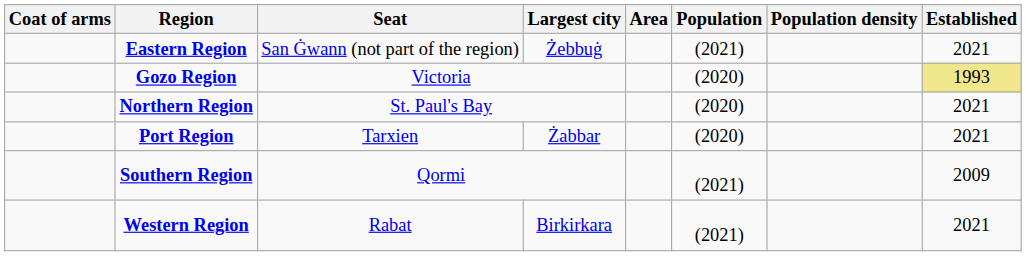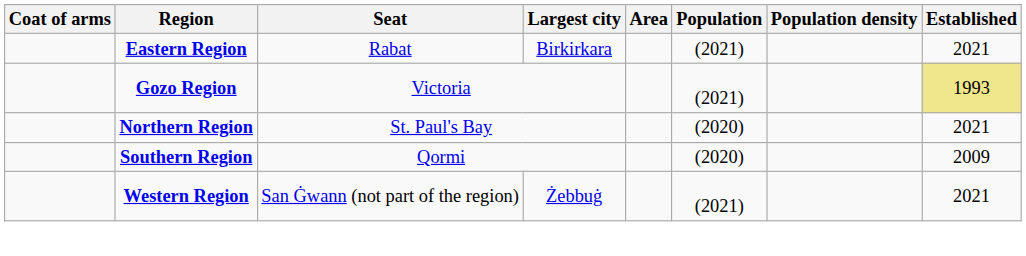(390, 48) San Ġwann (not part of the region) -> (390, 48) Rabat
(574, 48) Żebbuġ -> (574, 48) Birkirkara
(719, 77) (2020) -> (719, 98) (2021)
- row: (186, 135)
(719, 185) (2021) -> (719, 156) (2020)
(390, 225) Rabat -> (390, 196) San Ġwann (not part of the region)
(574, 225) Birkirkara -> (574, 196) Żebbuġ
